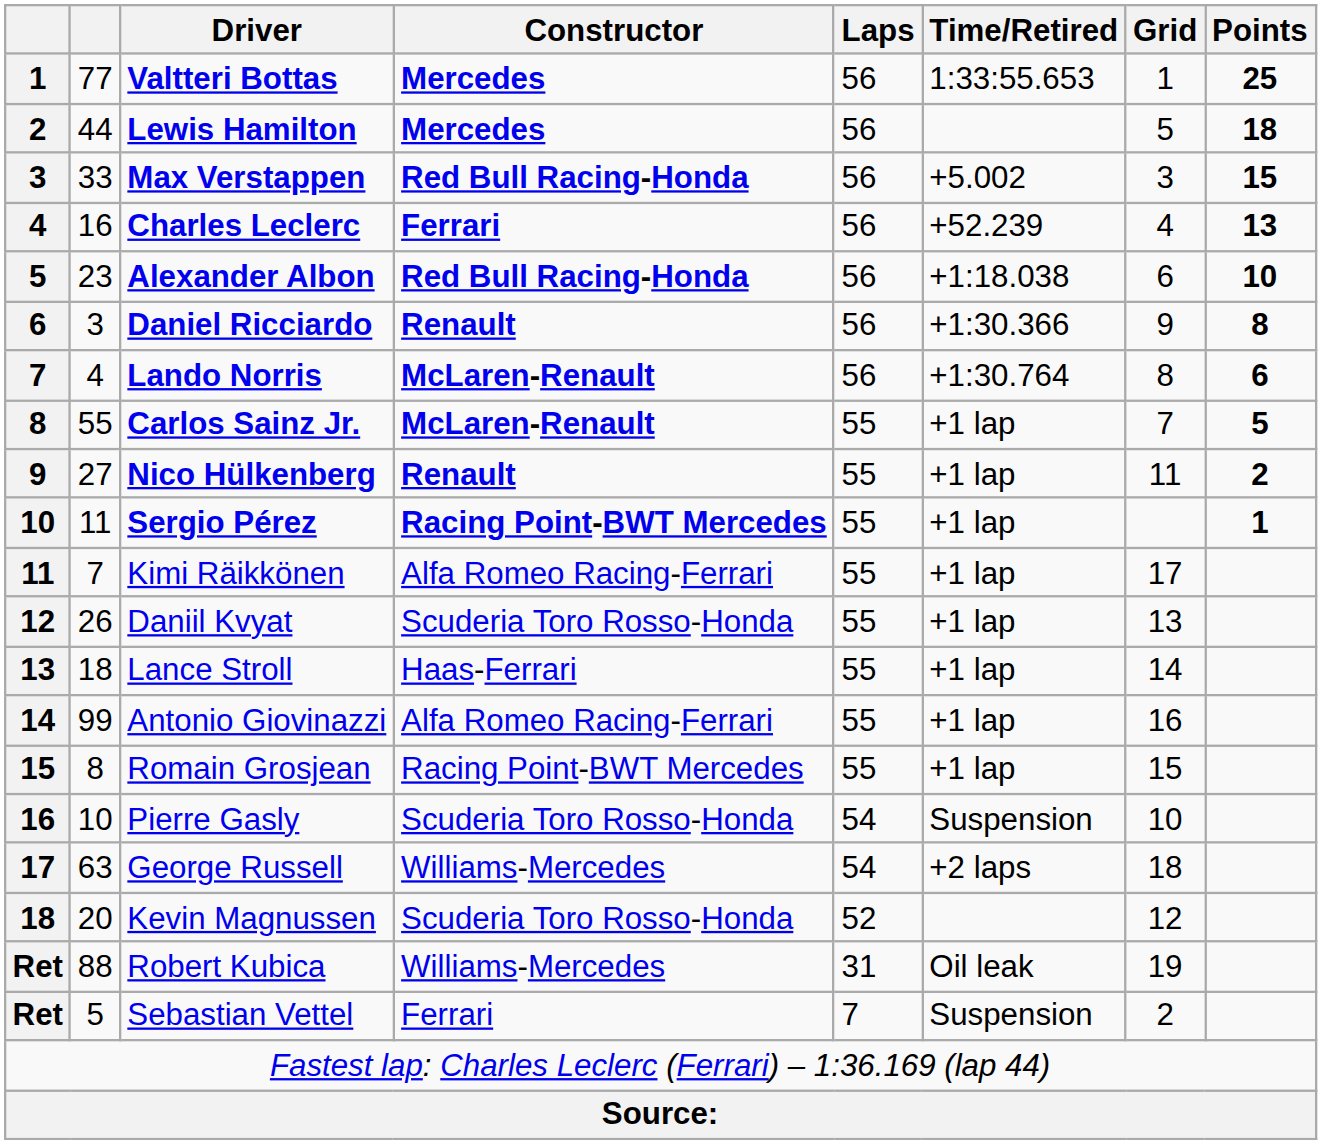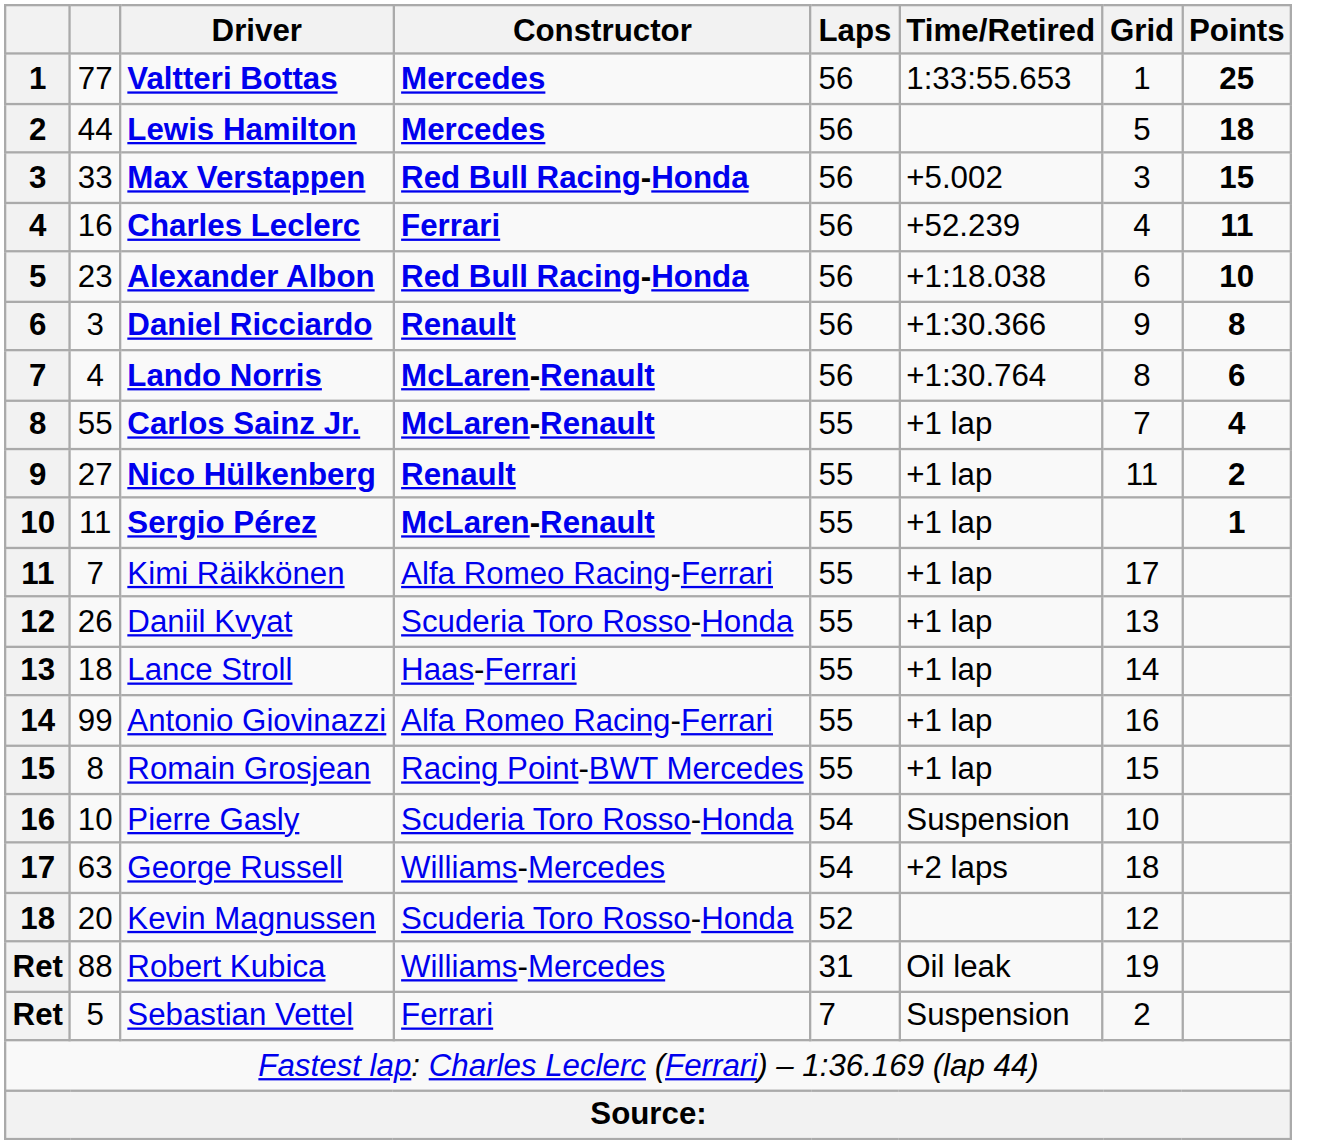(1260, 227) 13 -> (1237, 227) 11
(1260, 424) 5 -> (1237, 424) 4
(614, 522) Racing Point-BWT Mercedes -> (528, 522) McLaren-Renault
